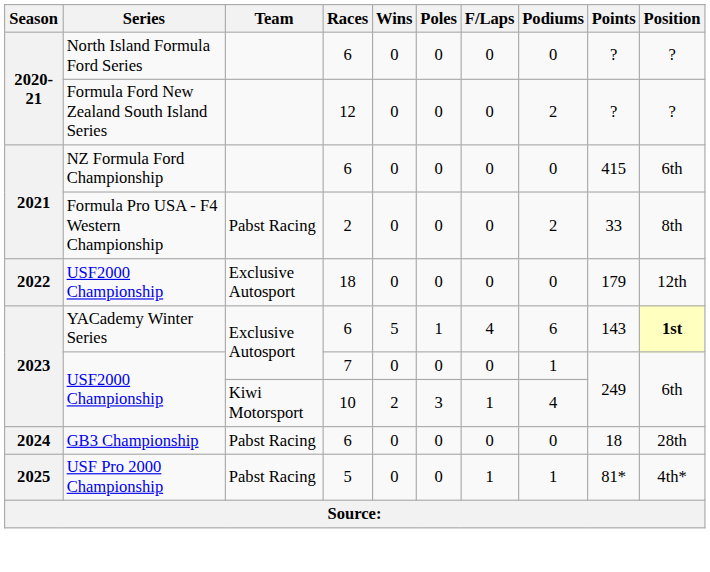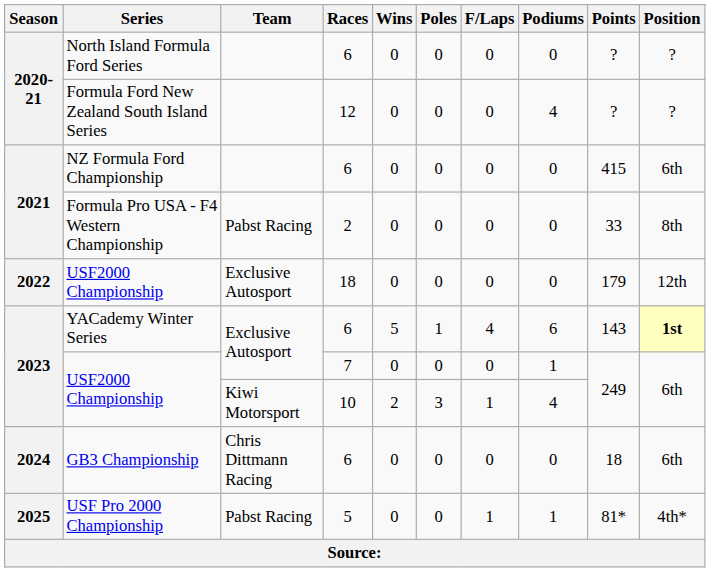(553, 112) 2 -> (553, 112) 4
(553, 225) 2 -> (553, 225) 0
(272, 440) Pabst Racing -> (256, 459) Chris Dittmann Racing
(672, 440) 28th -> (672, 459) 6th
